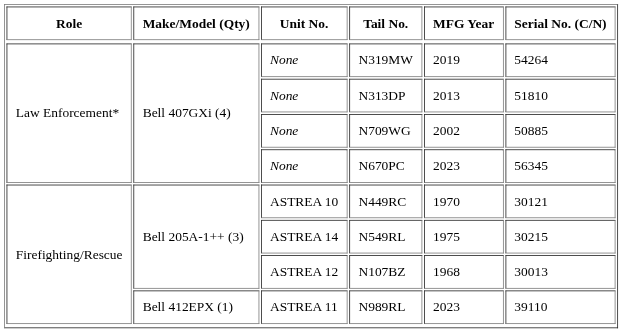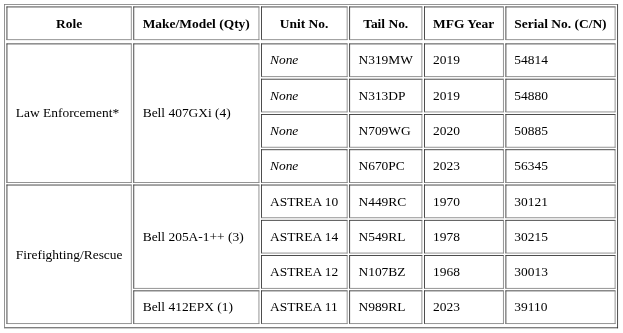(531, 60) 54264 -> (531, 60) 54814
(447, 95) 2013 -> (447, 95) 2019
(531, 95) 51810 -> (531, 95) 54880
(447, 130) 2002 -> (447, 130) 2020
(447, 236) 1975 -> (447, 236) 1978
